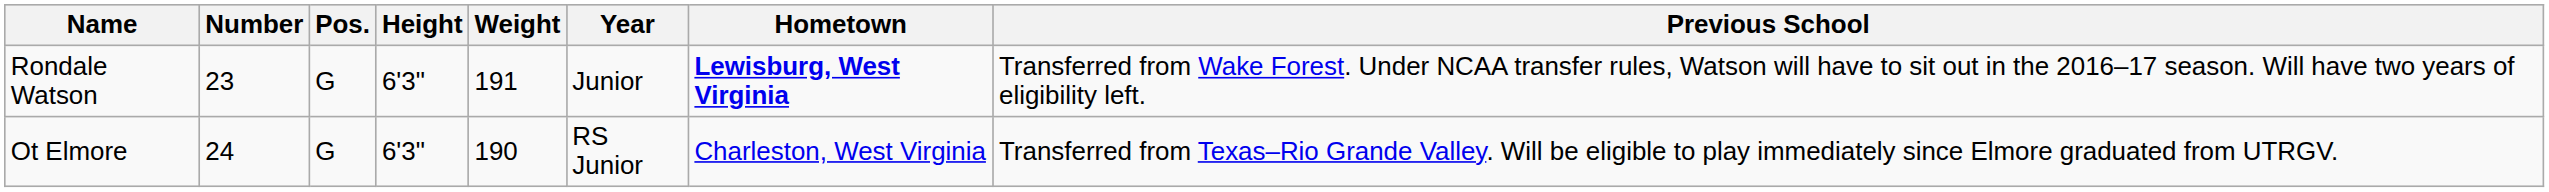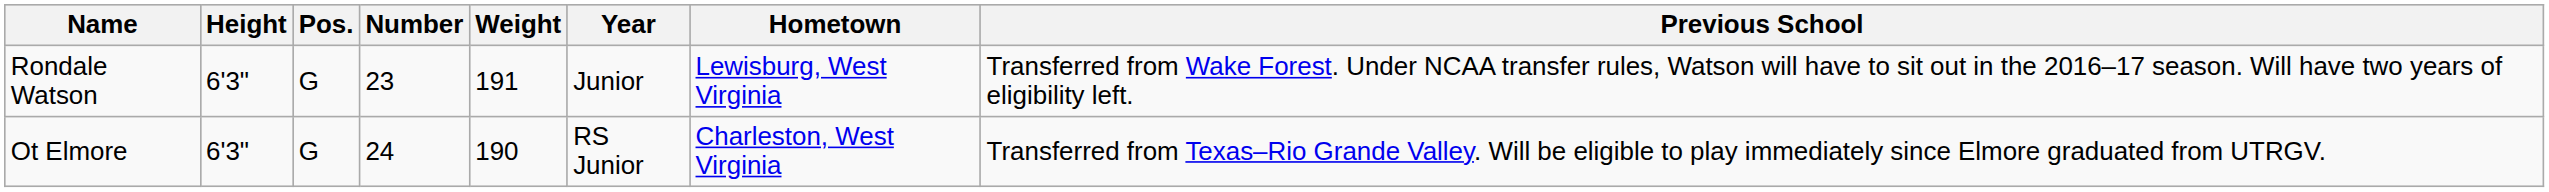columns swapped: (254, 25) <-> (422, 25)
(797, 80) bold -> (791, 80) normal
